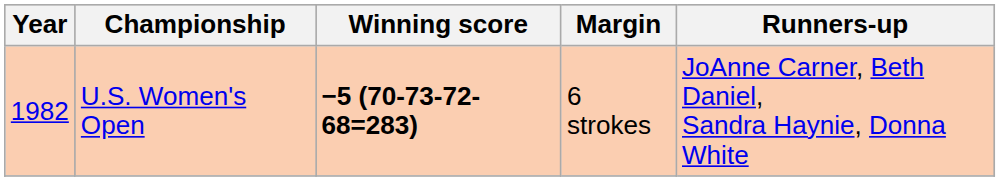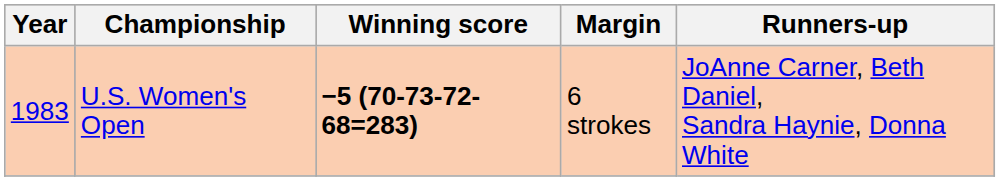(40, 110) 1982 -> (40, 110) 1983
